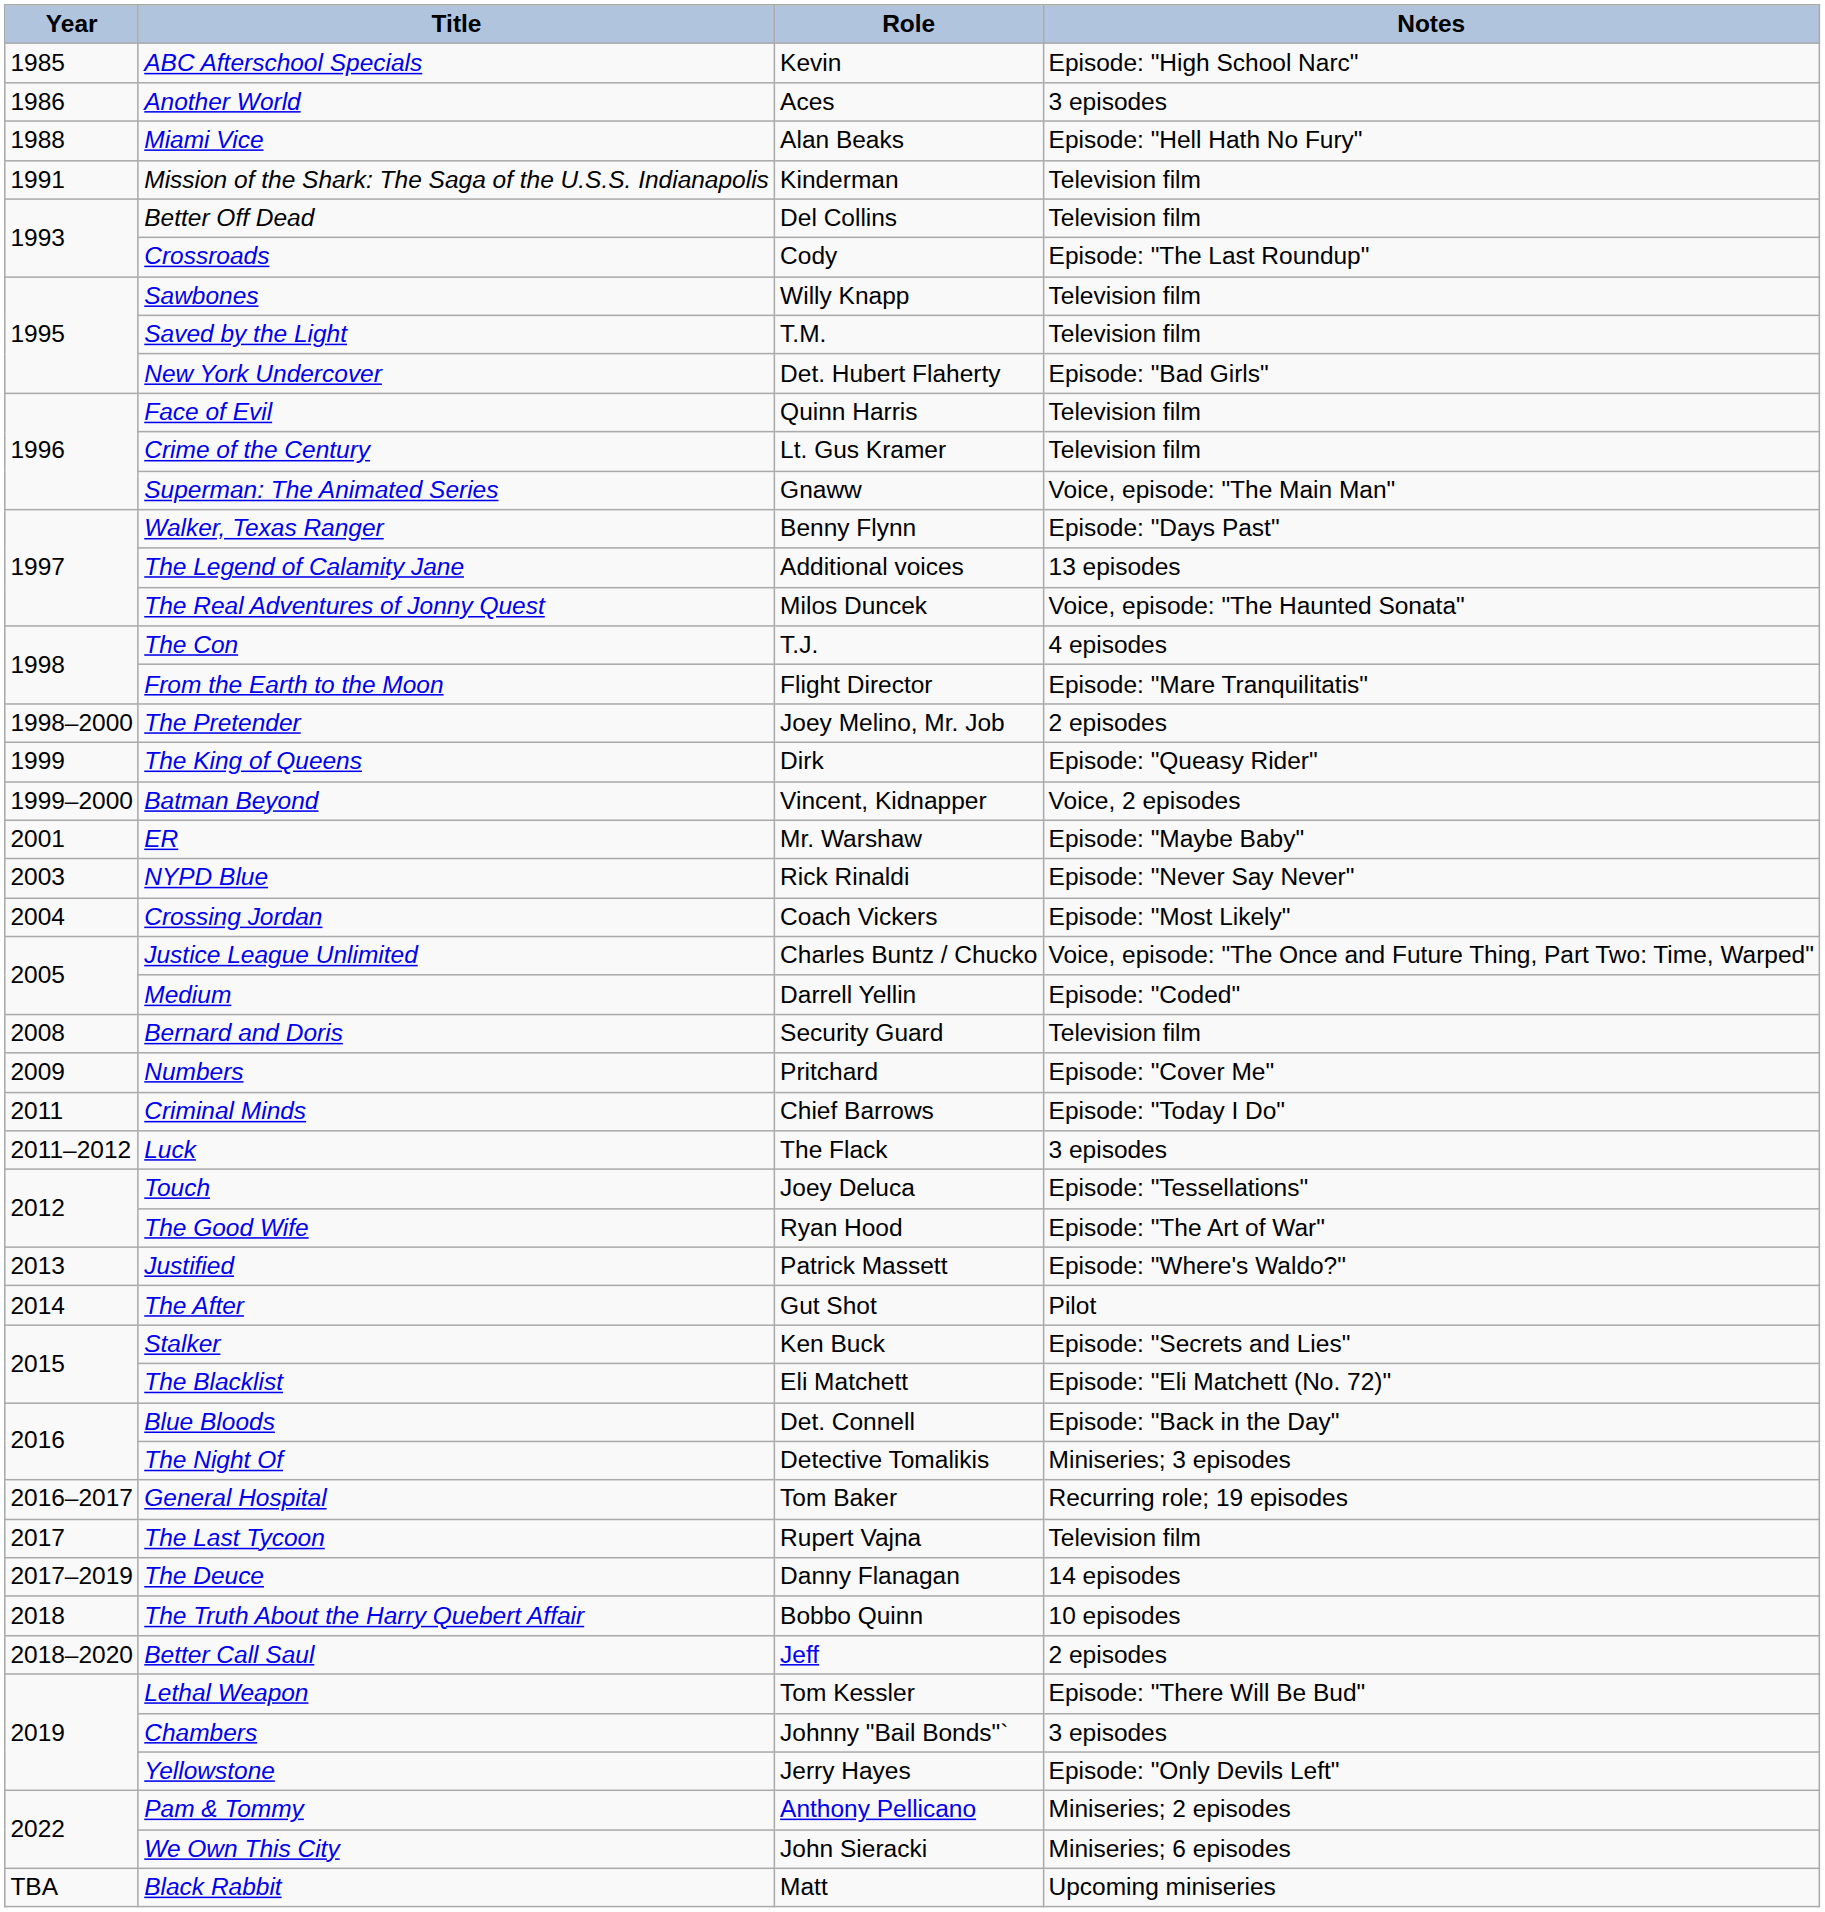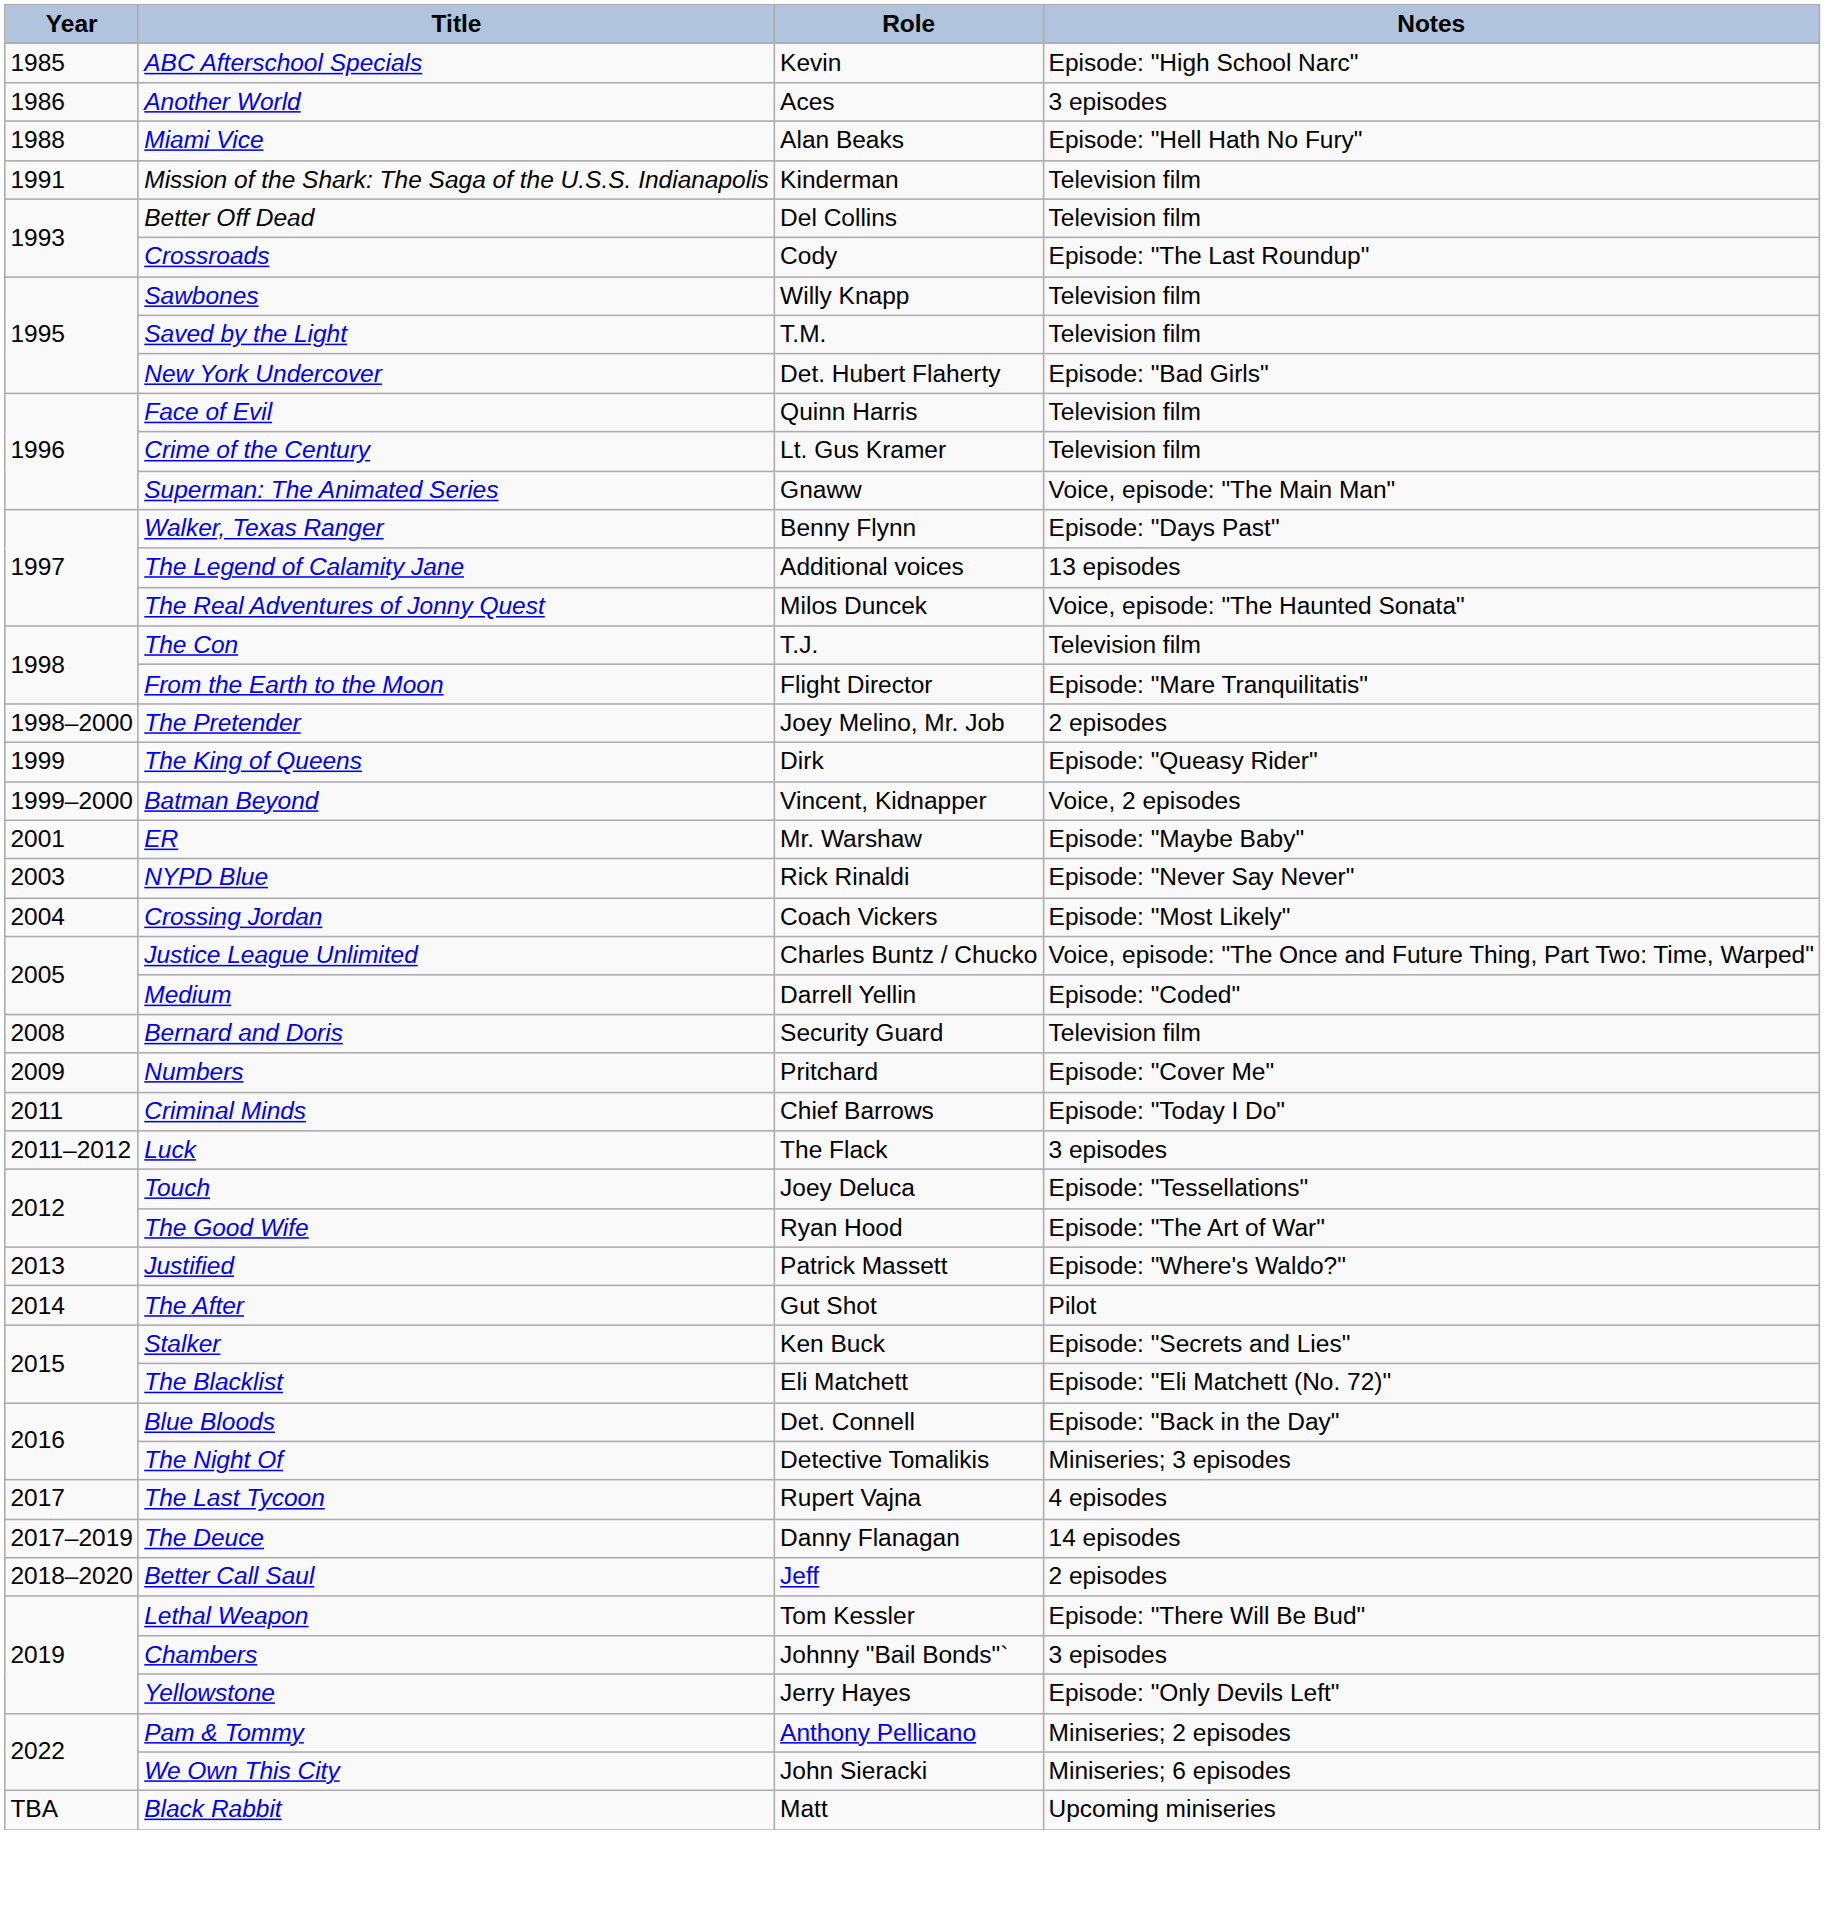(1108, 645) 4 episodes -> (1125, 645) Television film
- row: (235, 1499)
(1125, 1538) Television film -> (1108, 1499) 4 episodes
- row: (364, 1615)
